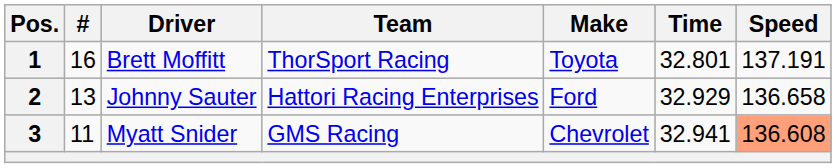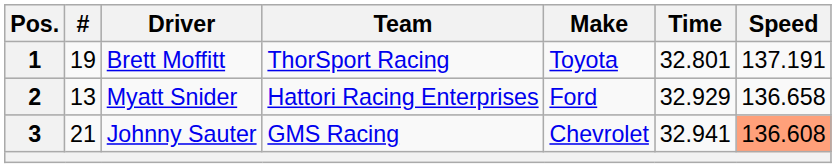(83, 60) 16 -> (83, 60) 19
(182, 97) Johnny Sauter -> (172, 97) Myatt Snider
(82, 134) 11 -> (83, 134) 21
(172, 134) Myatt Snider -> (182, 134) Johnny Sauter
